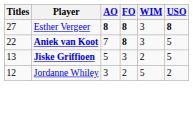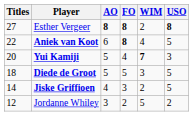(142, 27) 3 -> (142, 27) 2
(106, 42) 7 -> (106, 42) 6
(142, 42) 3 -> (142, 42) 4
+ row: (56, 57)
+ row: (65, 73)
(11, 57) 13 -> (11, 88) 14
(106, 57) 5 -> (106, 88) 4
